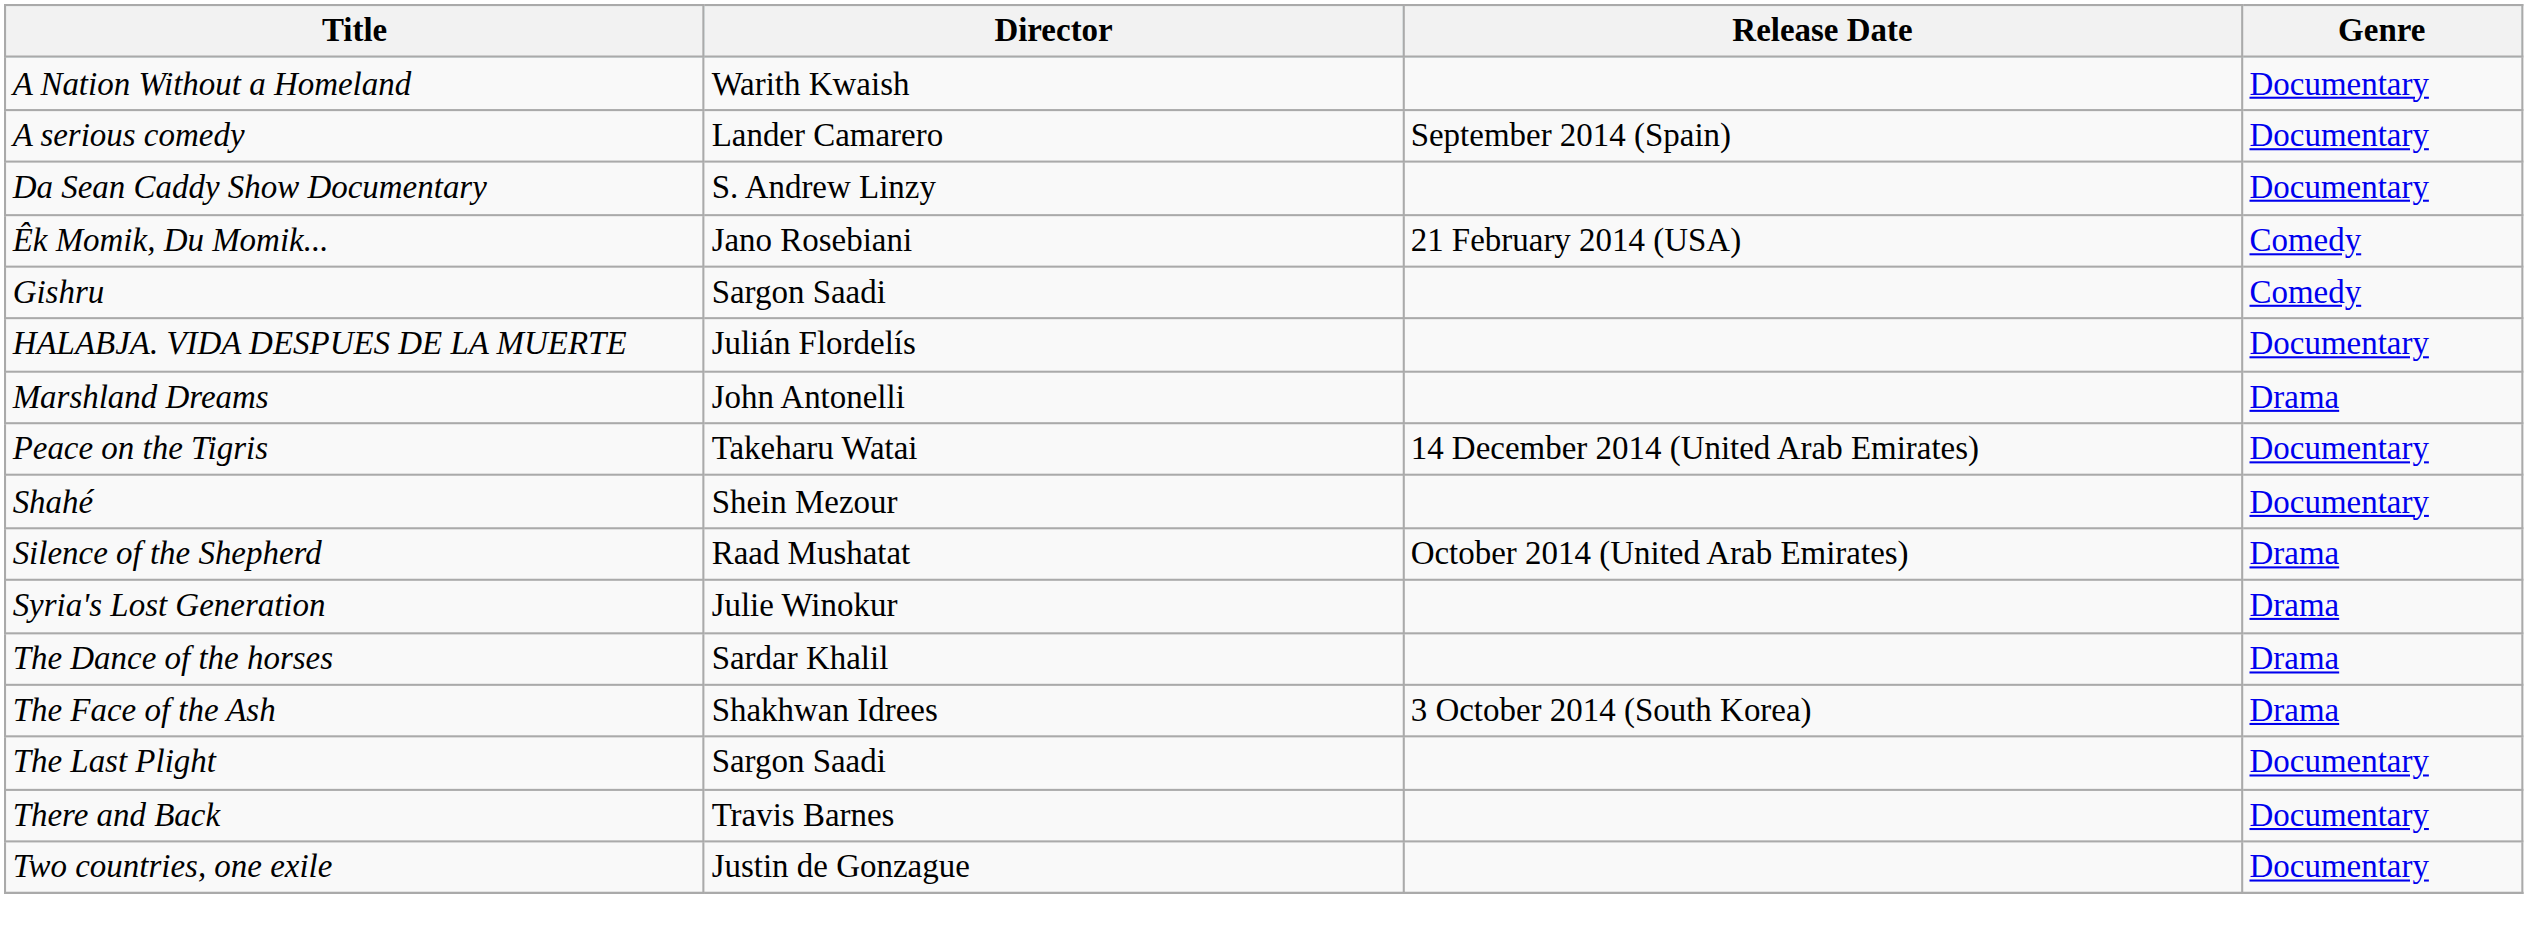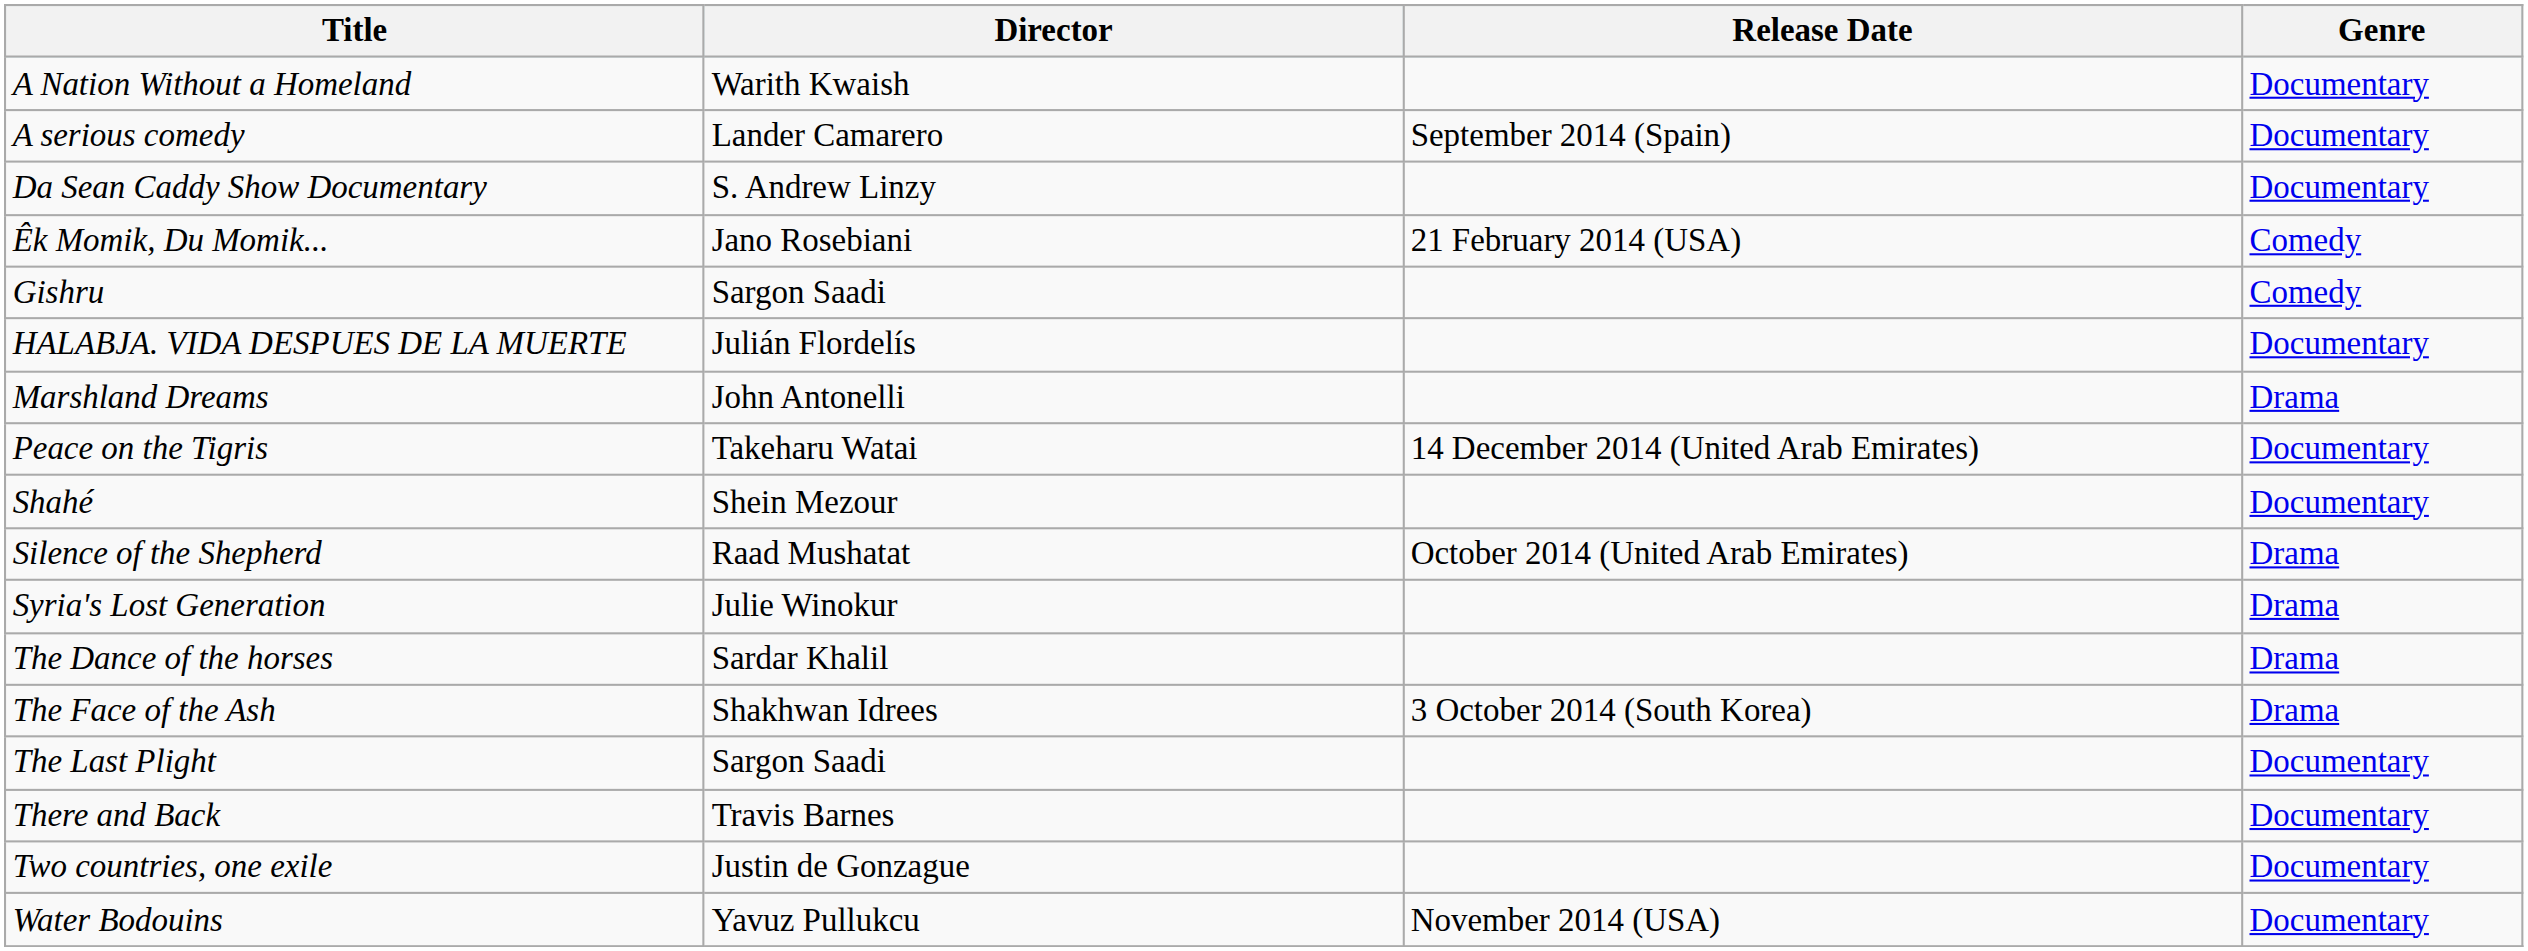+ row: (118, 919)
